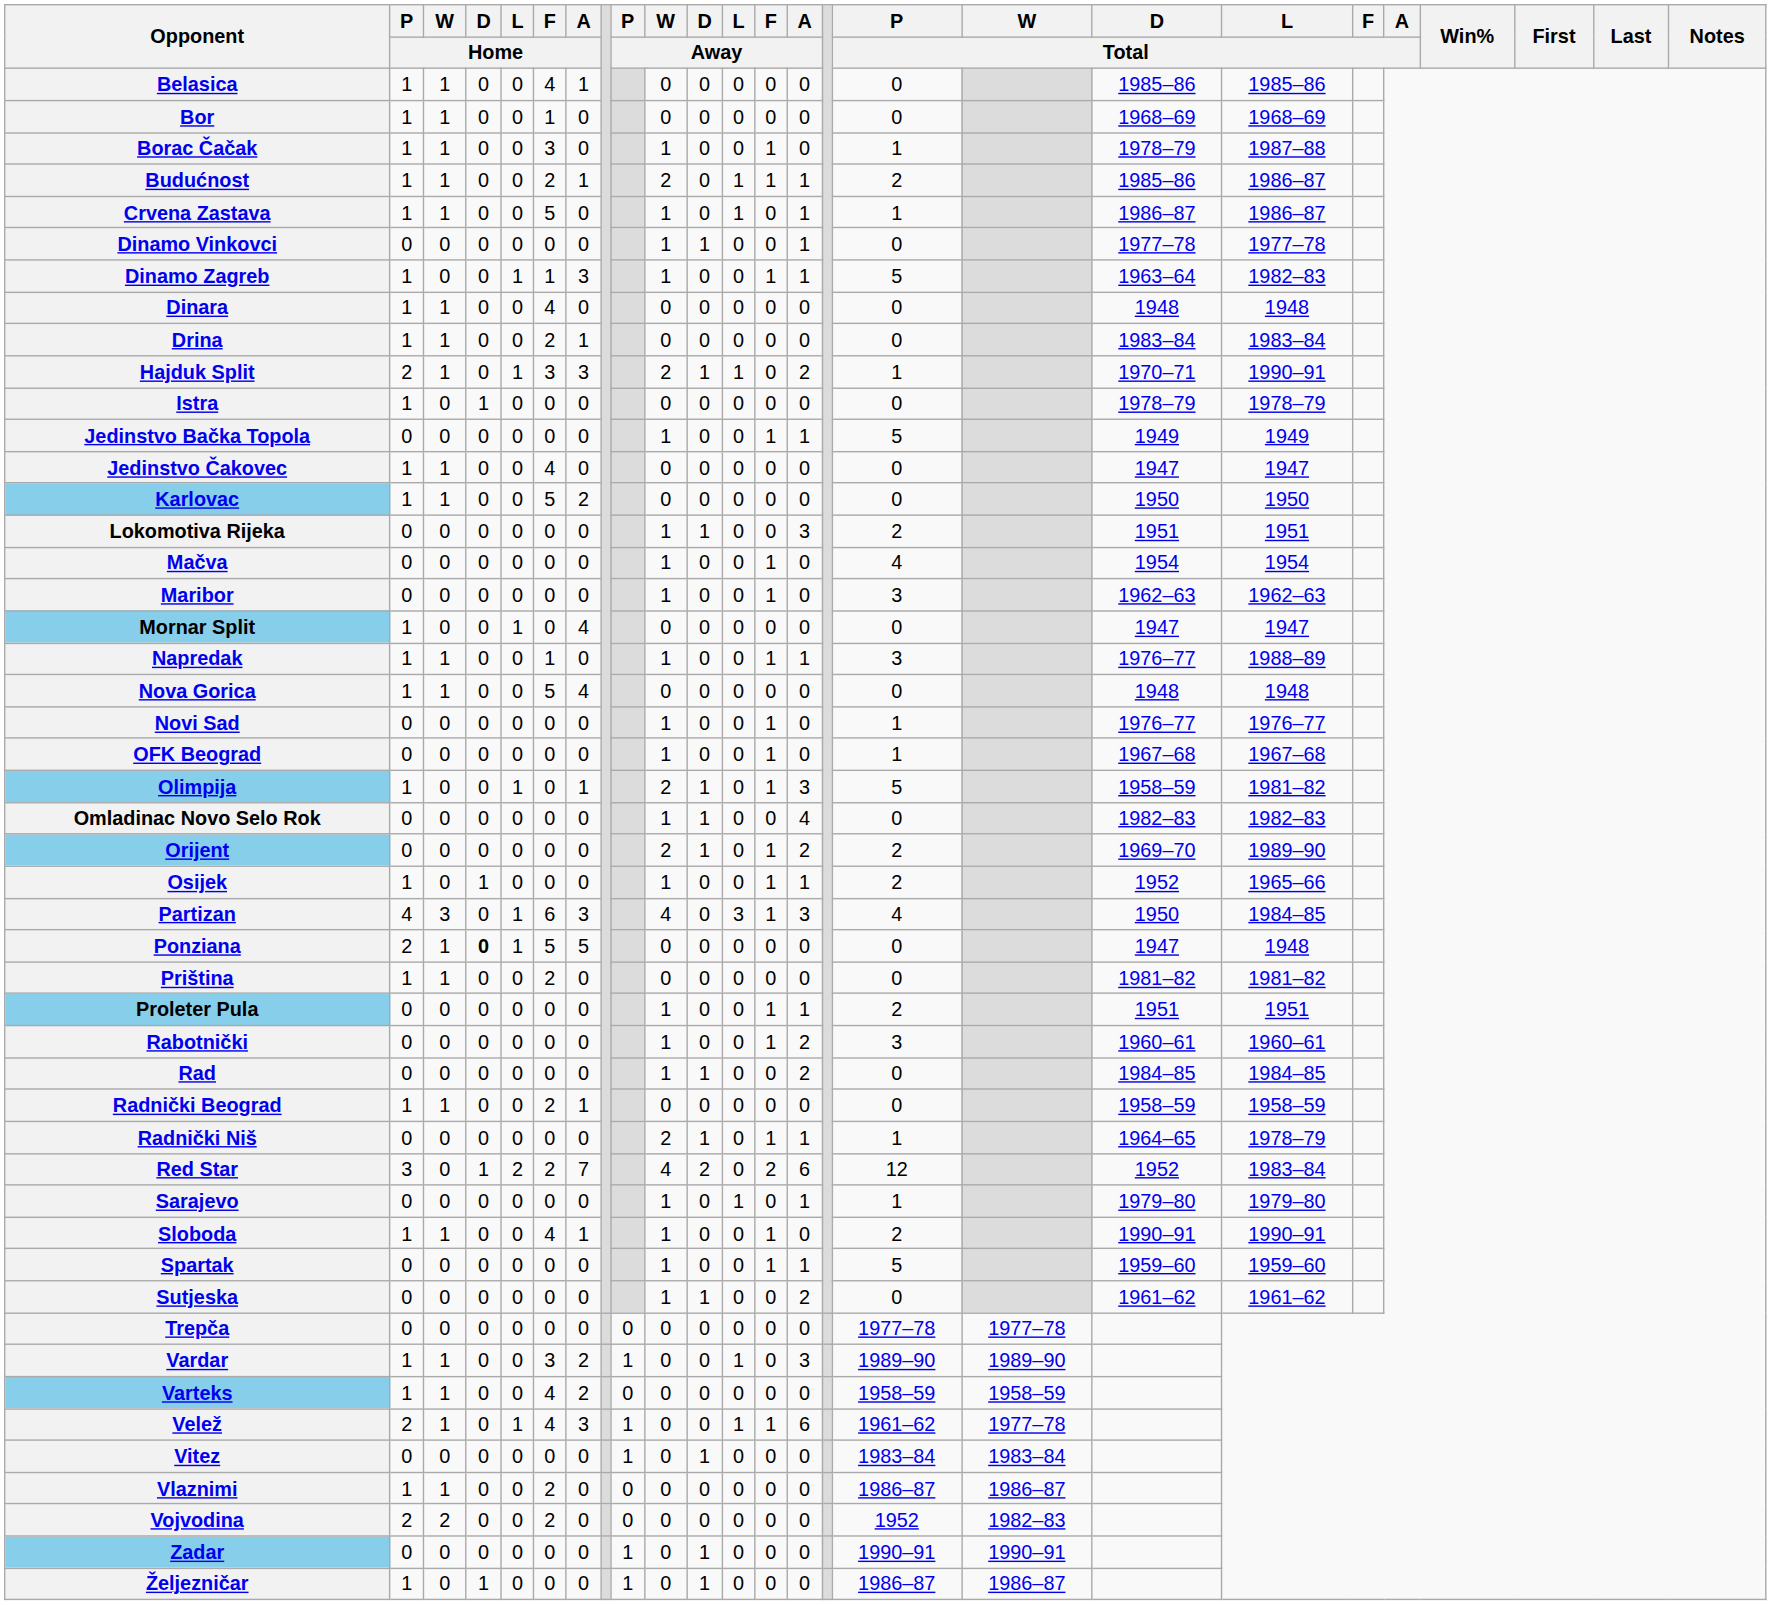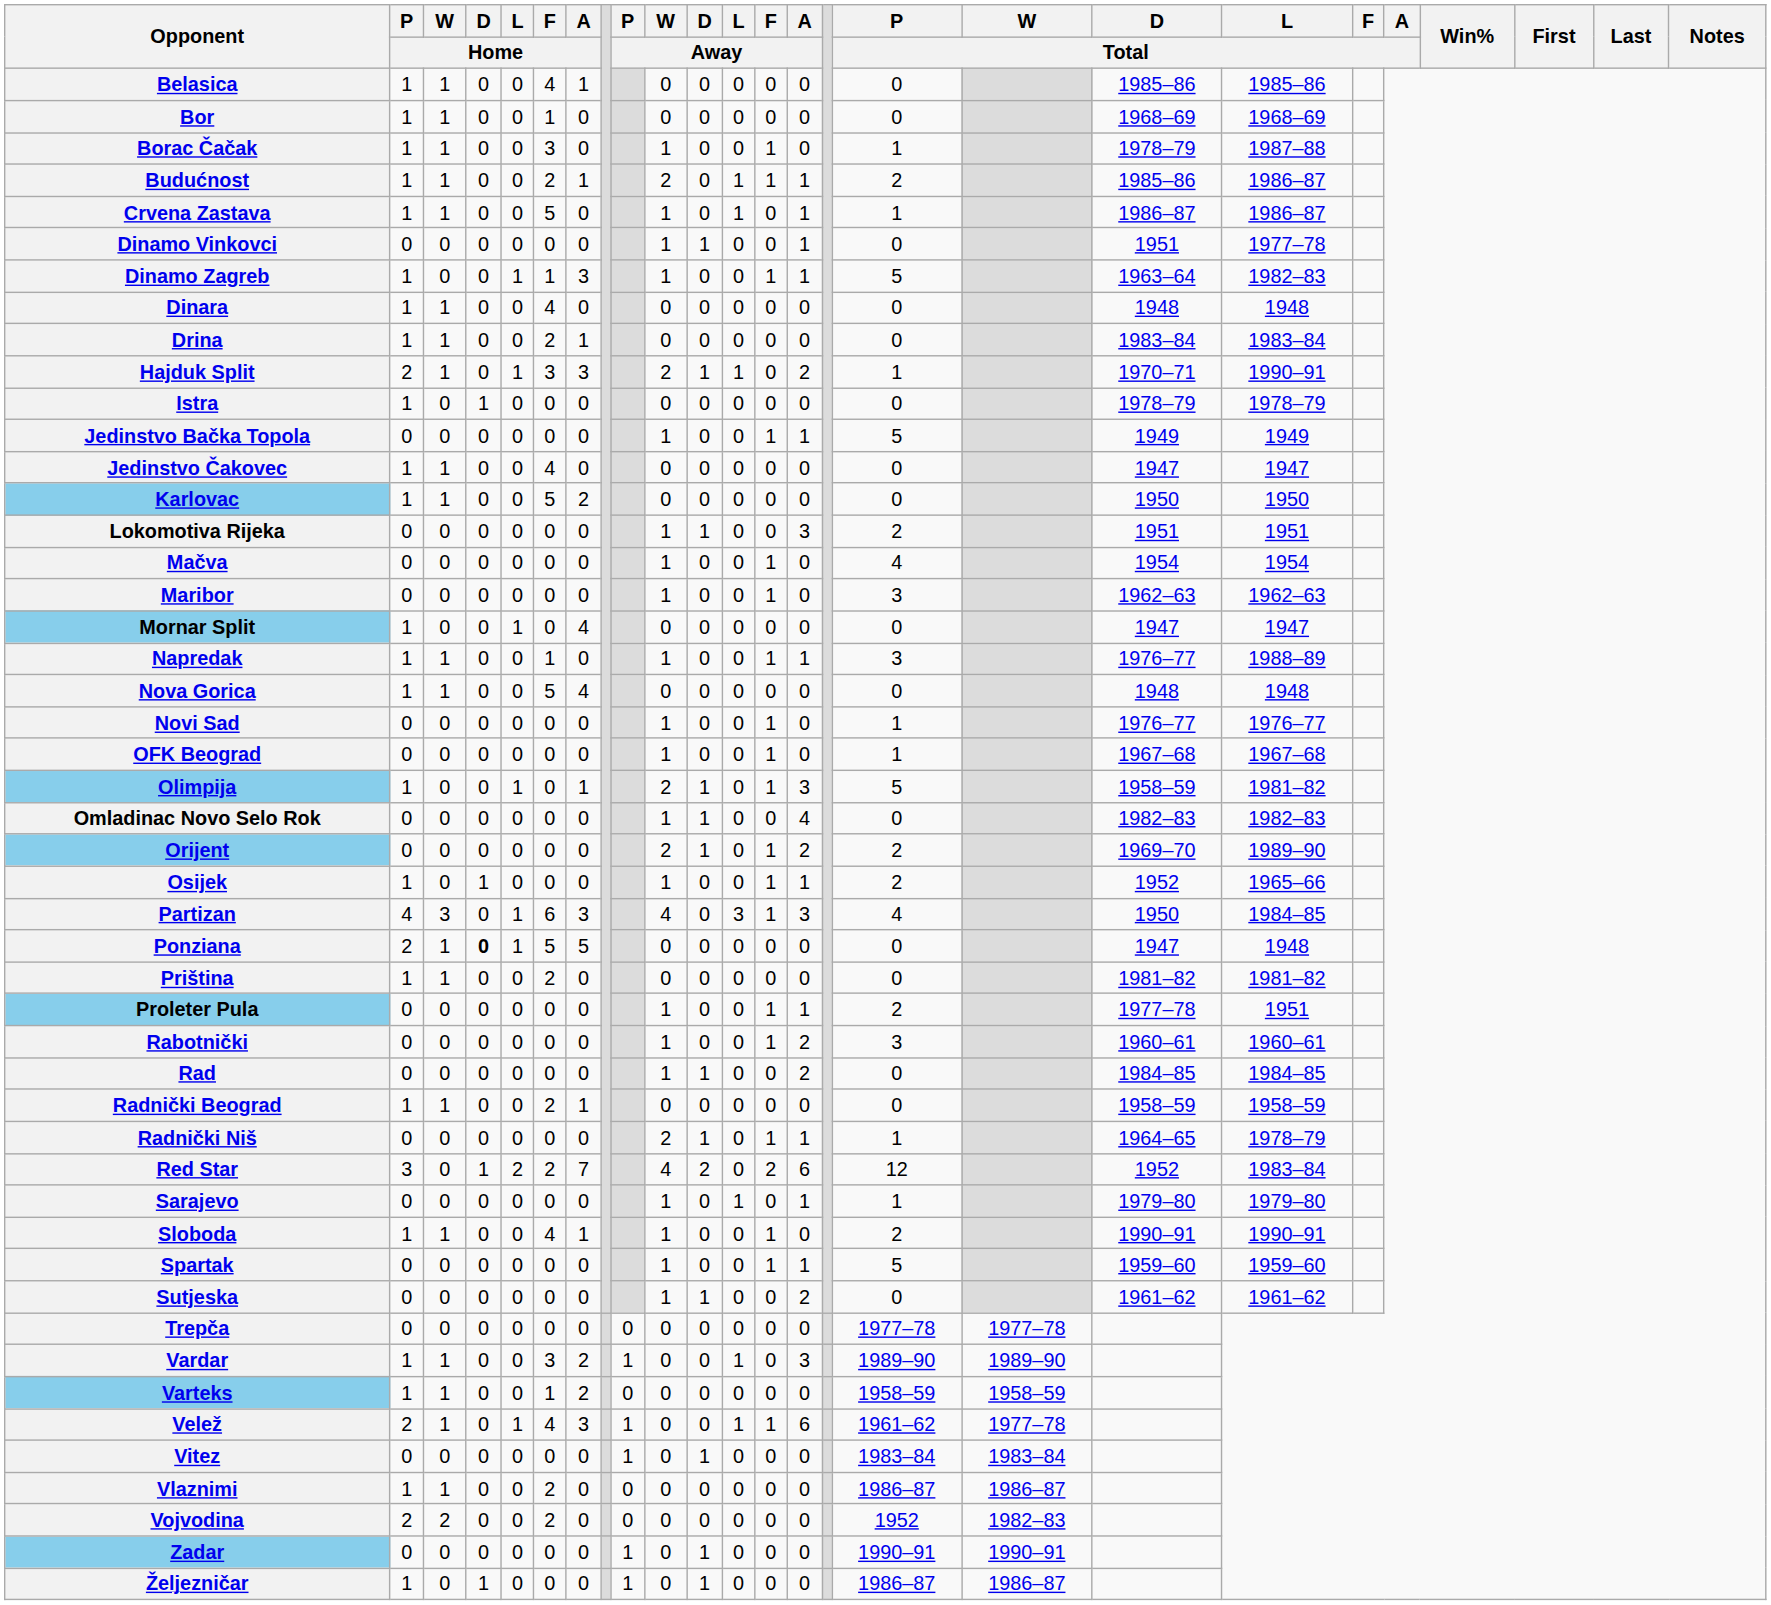(1157, 244) 1977–78 -> (1157, 244) 1951
(1157, 1010) 1951 -> (1157, 1010) 1977–78
(550, 1392) 4 -> (550, 1392) 1
